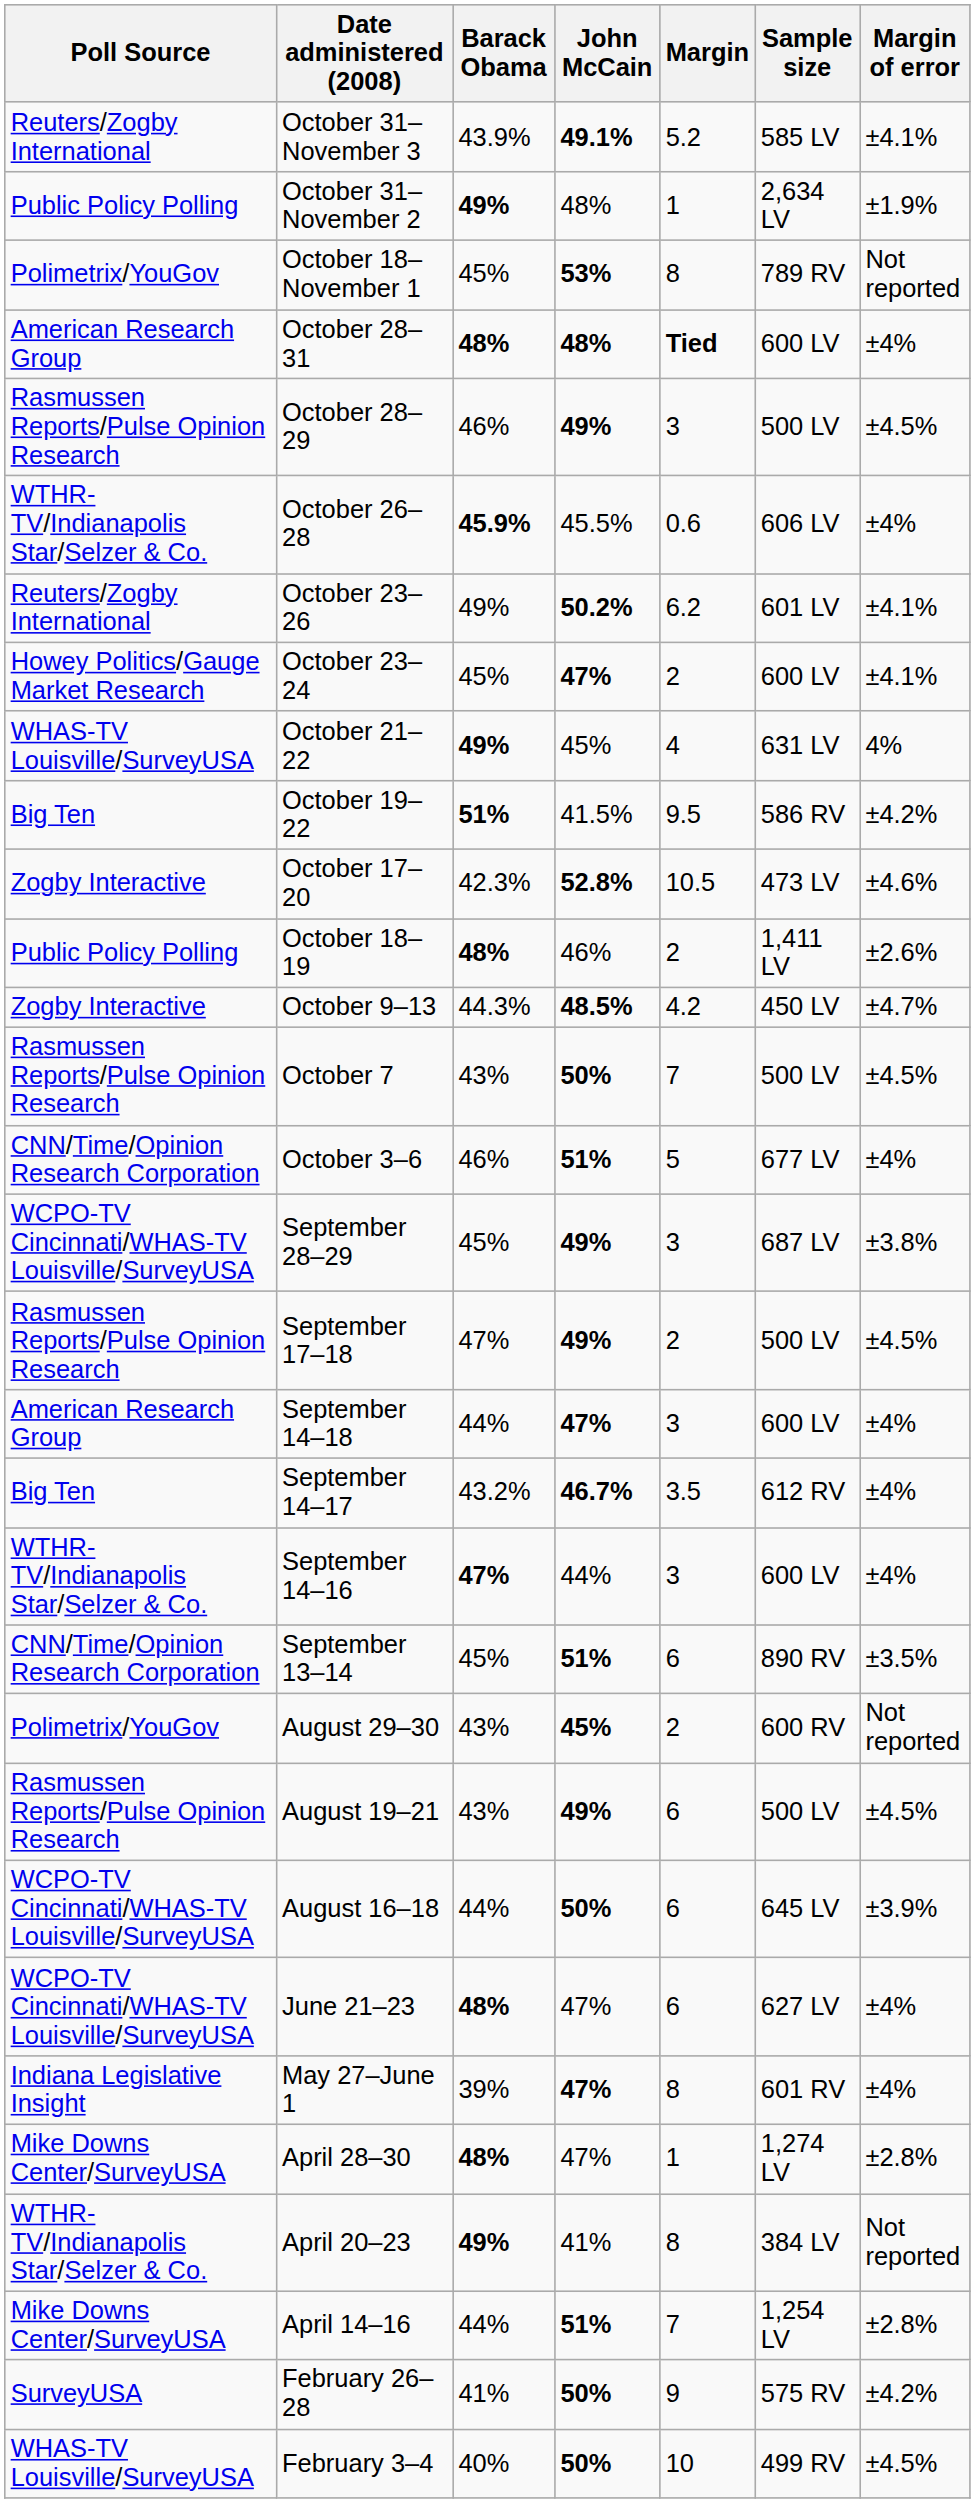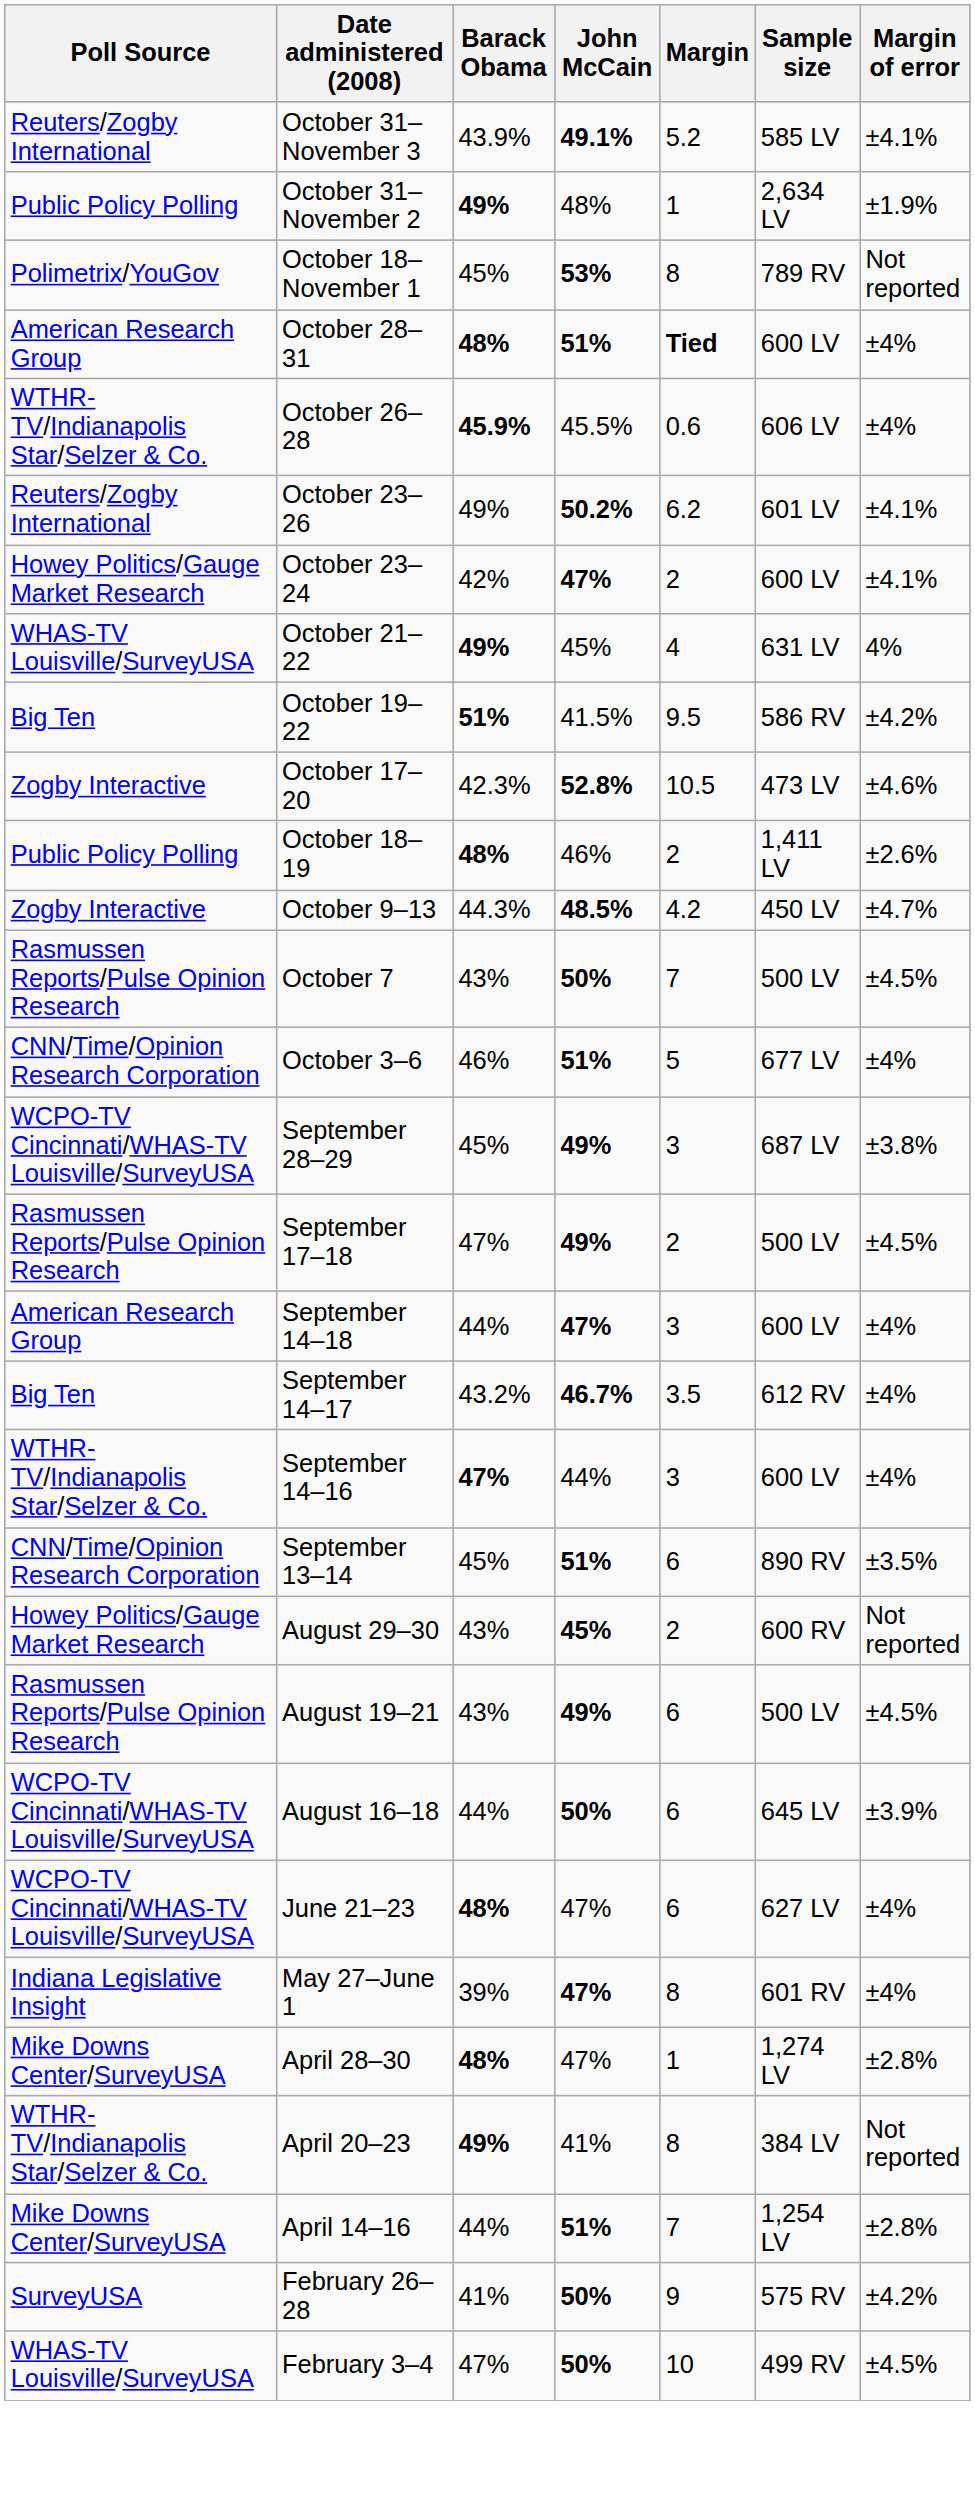(586, 343) 48% -> (586, 343) 51%
- row: (352, 426)
(484, 676) 45% -> (484, 578) 42%
(115, 1727) Polimetrix/YouGov -> (135, 1630) Howey Politics/Gauge Market Research
(484, 2463) 40% -> (484, 2365) 47%
